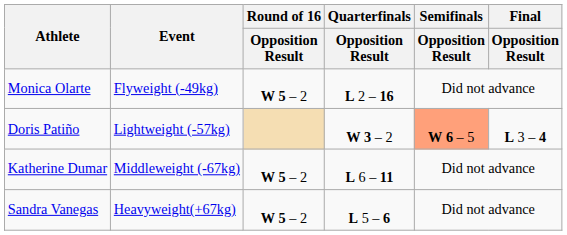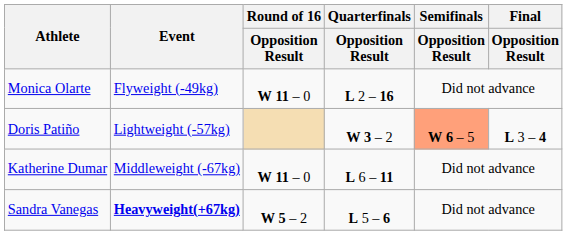(284, 97) W 5 – 2 -> (284, 97) W 11 – 0
(284, 178) W 5 – 2 -> (284, 178) W 11 – 0
(175, 209) normal -> (177, 209) bold
